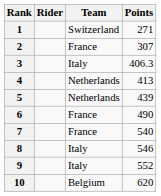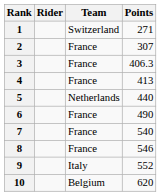(78, 64) Italy -> (83, 64) France
(94, 81) Netherlands -> (83, 81) France
(145, 98) 439 -> (145, 98) 440
(78, 149) Italy -> (83, 149) France
